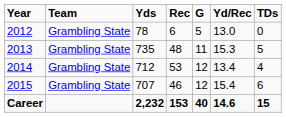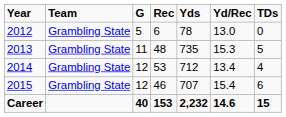columns swapped: (200, 13) <-> (146, 13)
